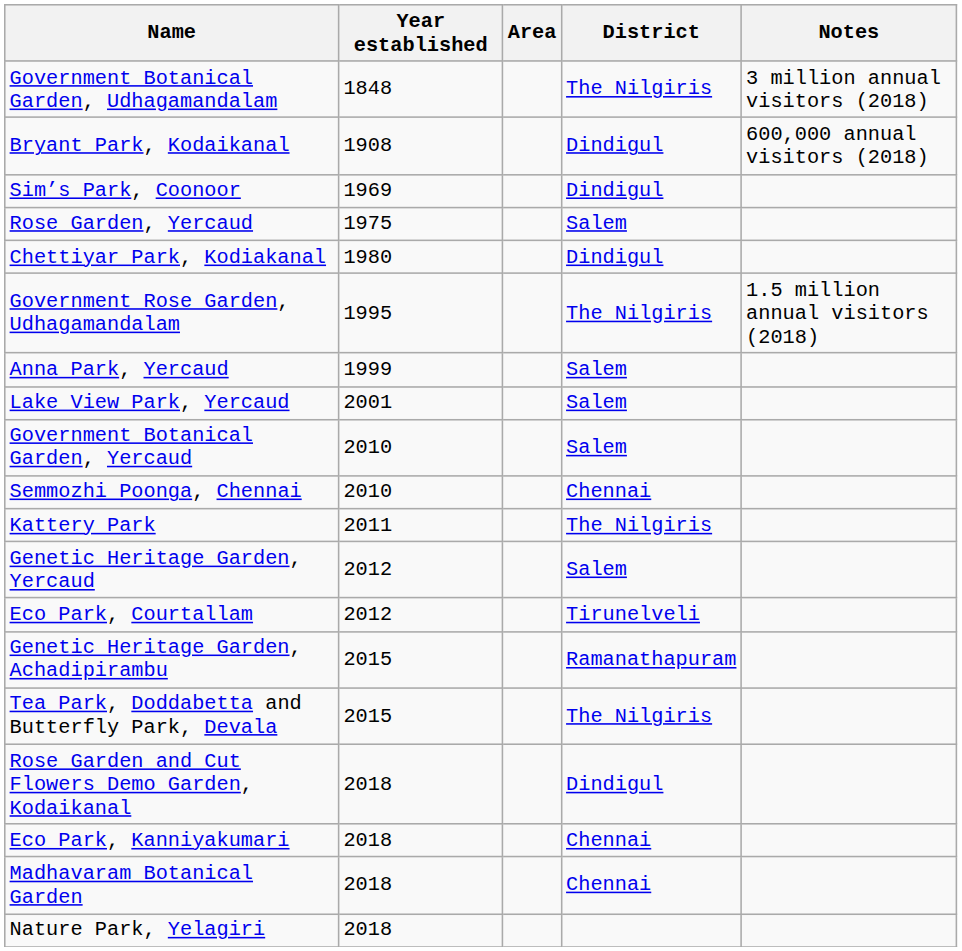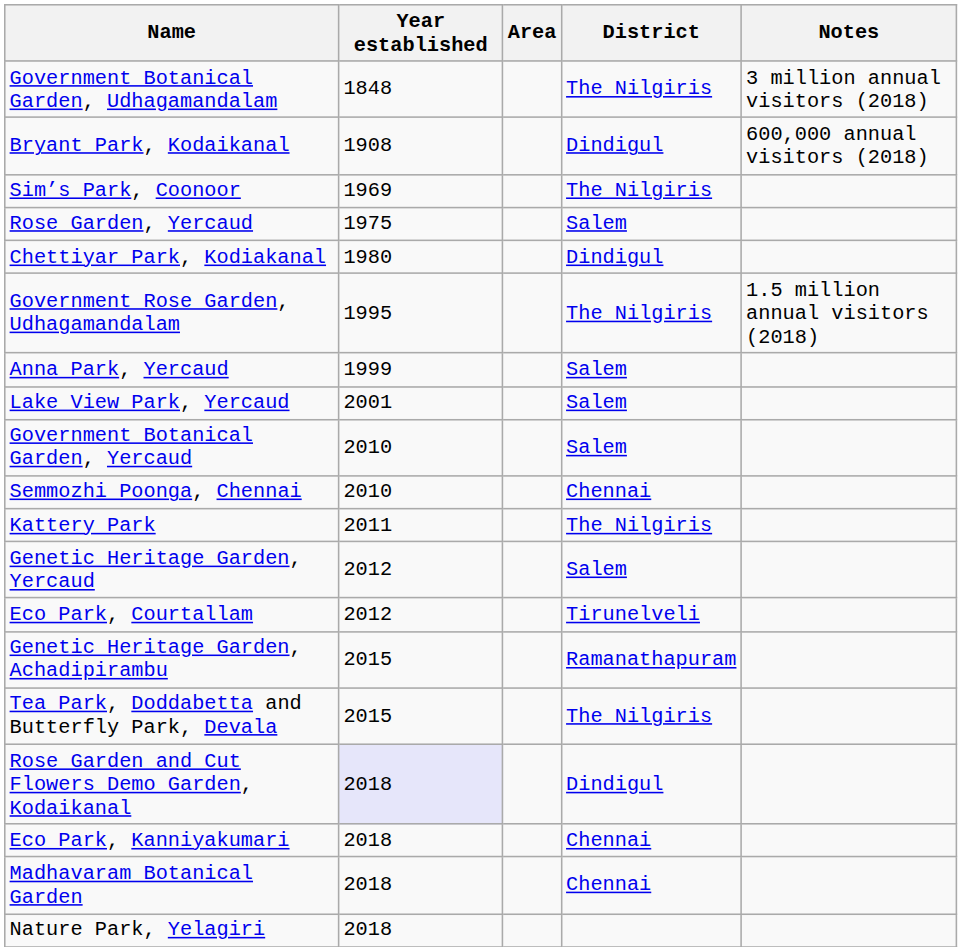(615, 191) Dindigul -> (639, 191) The Nilgiris
(368, 784) no background -> (368, 784) lavender background
